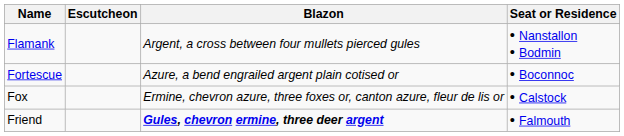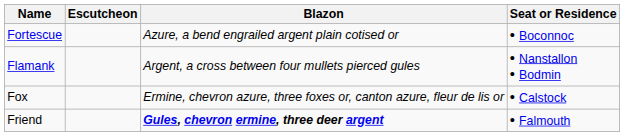rows swapped: (35, 74) <-> (31, 43)
